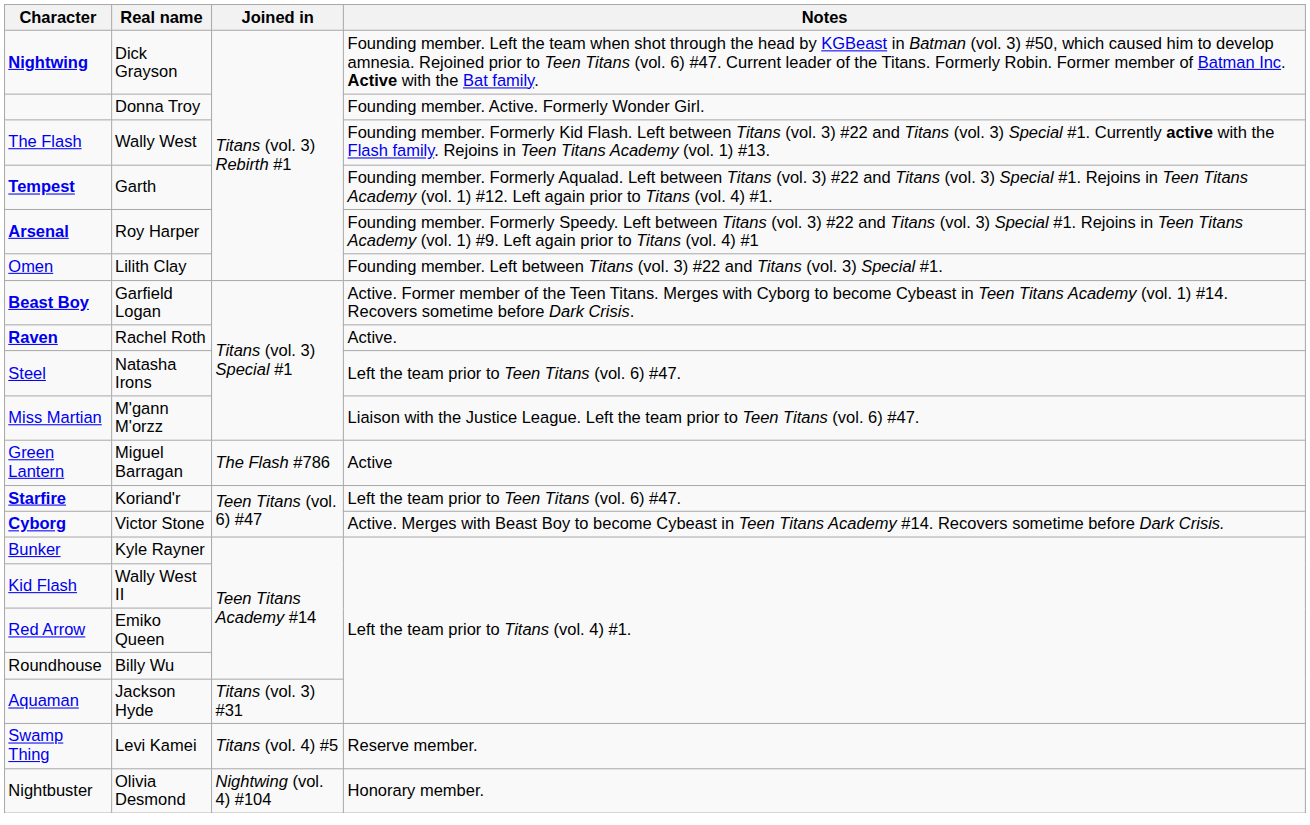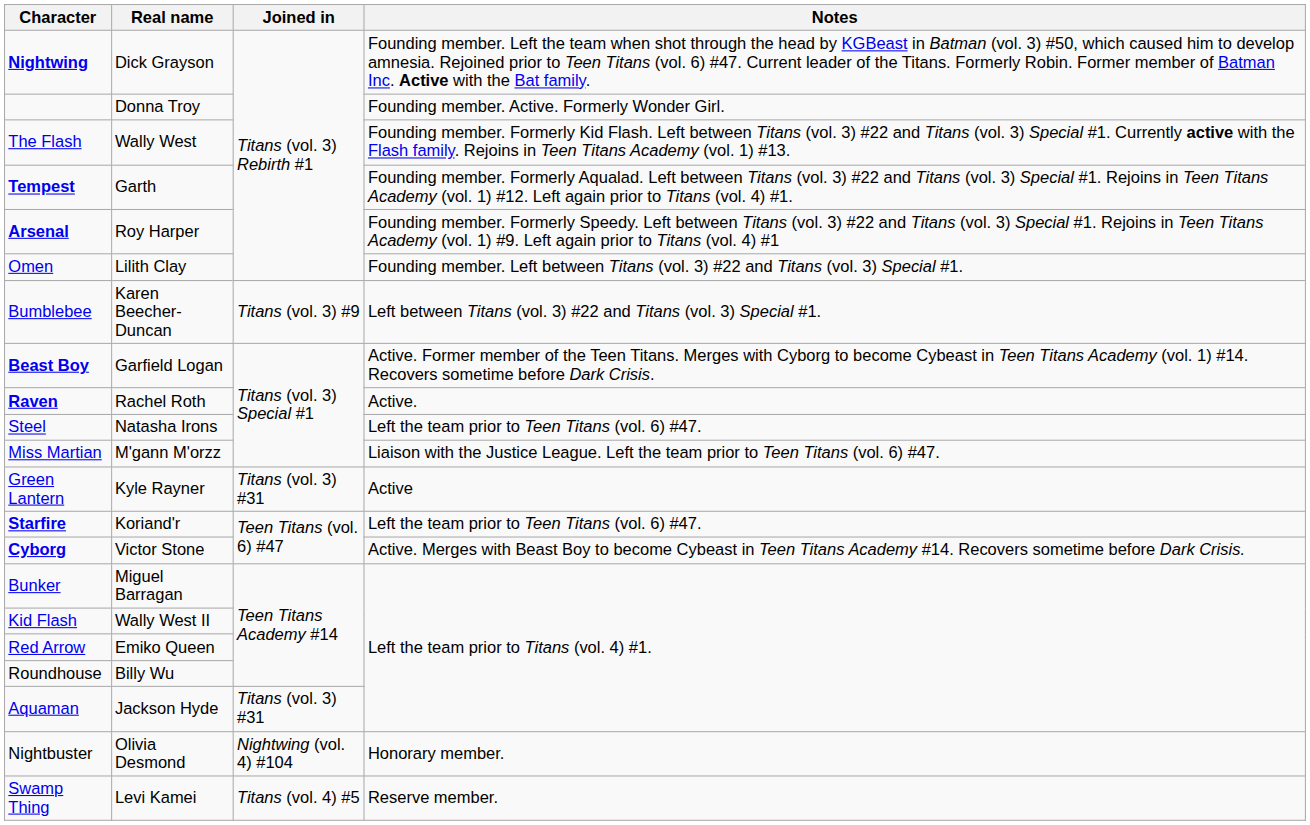+ row: (50, 311)
(149, 462) Miguel Barragan -> (160, 488) Kyle Rayner
(273, 462) The Flash #786 -> (287, 488) Titans (vol. 3) #31
(160, 550) Kyle Rayner -> (149, 585) Miguel Barragan
rows swapped: (50, 790) <-> (36, 745)
